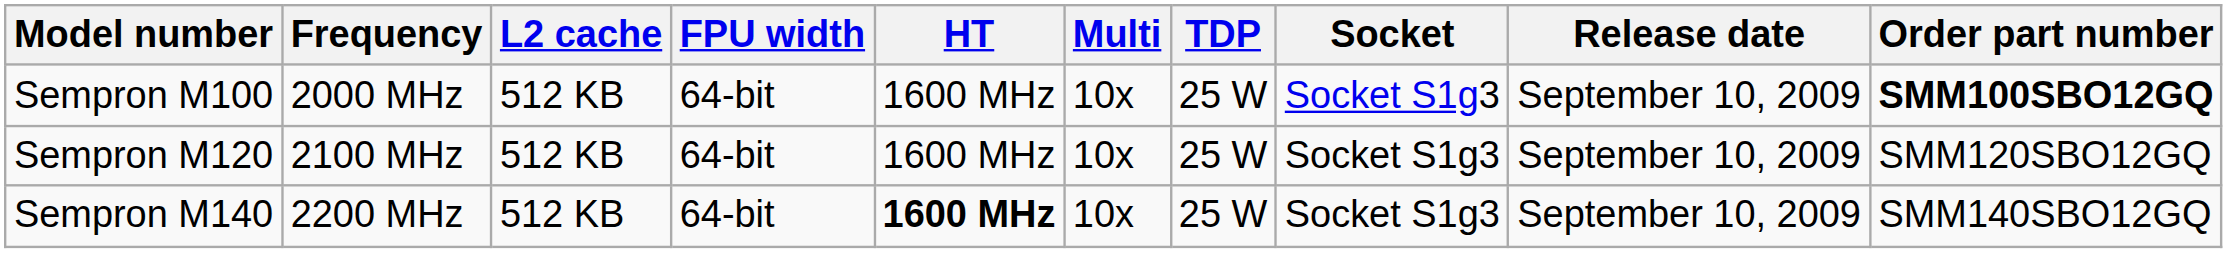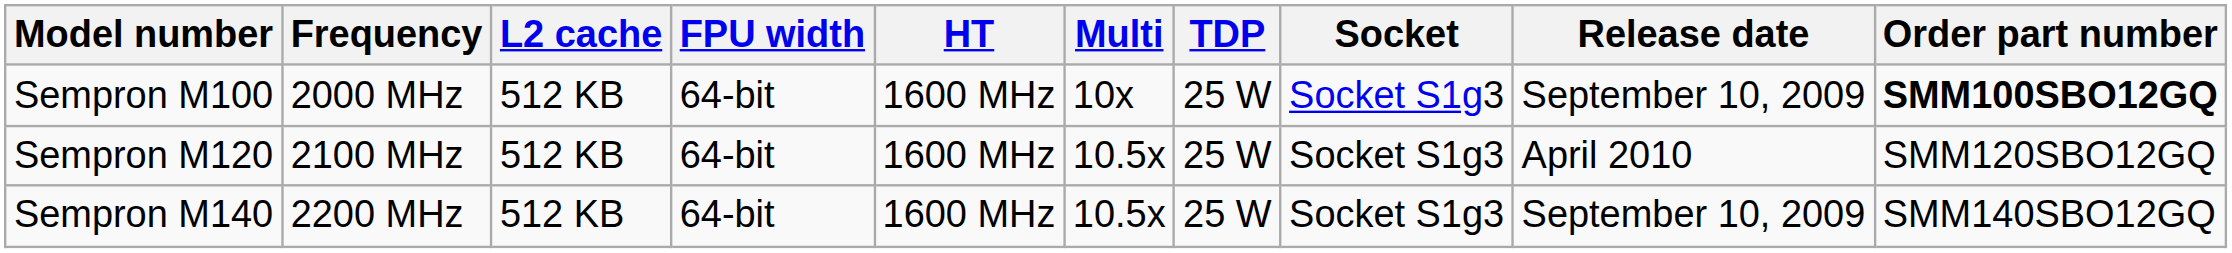(1103, 154) 10x -> (1119, 154) 10.5x
(1689, 154) September 10, 2009 -> (1607, 154) April 2010
(969, 214) bold -> (969, 214) normal
(1103, 214) 10x -> (1119, 214) 10.5x
